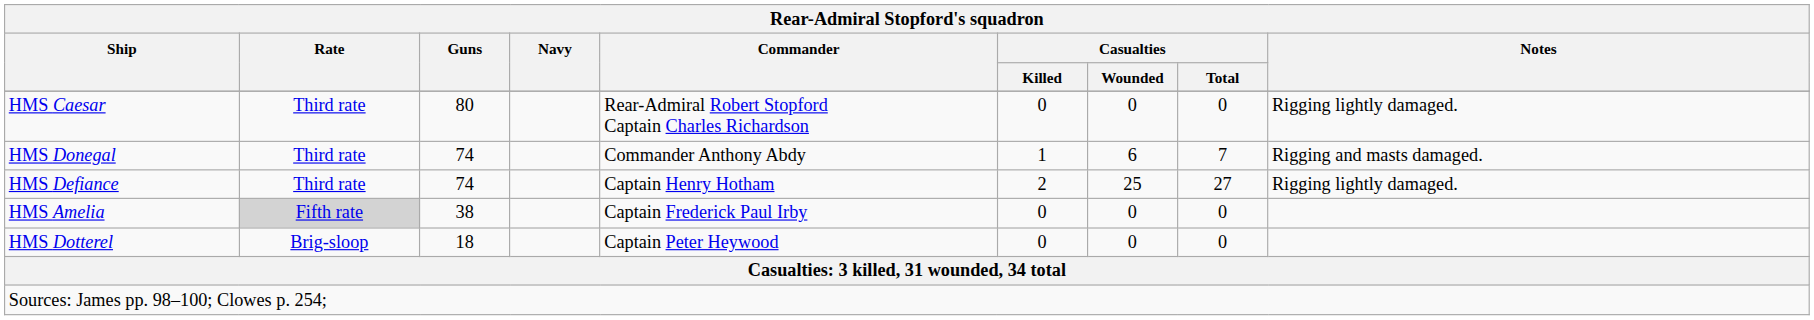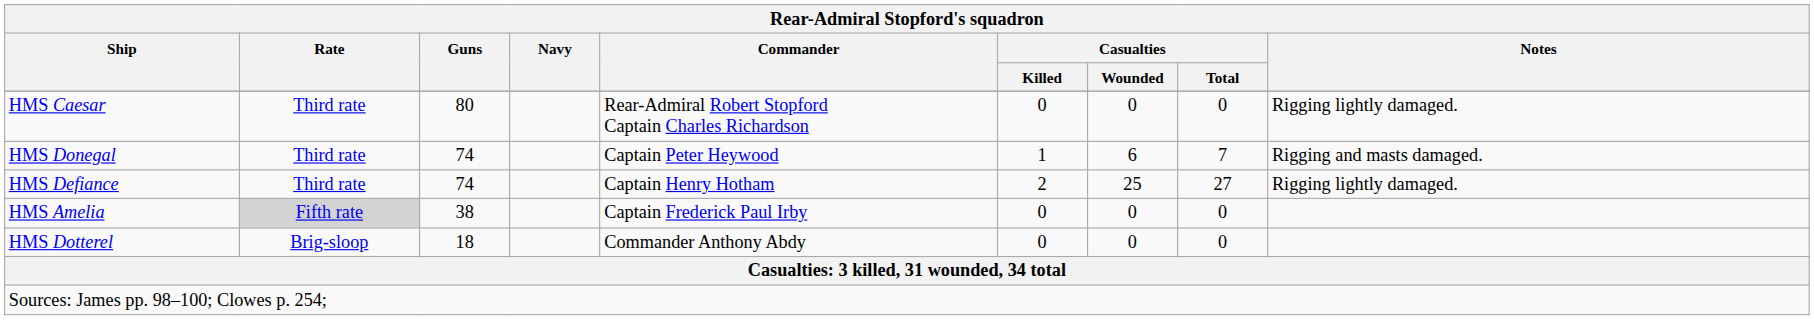(705, 155) Commander Anthony Abdy -> (691, 155) Captain Peter Heywood
(691, 241) Captain Peter Heywood -> (705, 241) Commander Anthony Abdy
